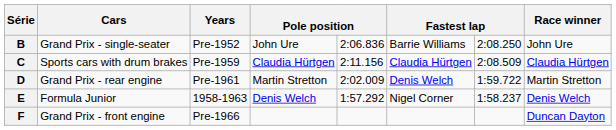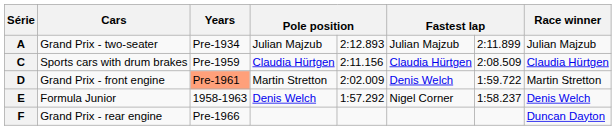+ row: (21, 44)
- row: (21, 44)
(101, 80) Grand Prix - rear engine -> (102, 80) Grand Prix - front engine
(216, 80) no background -> (216, 80) lightsalmon background
(102, 116) Grand Prix - front engine -> (101, 116) Grand Prix - rear engine
